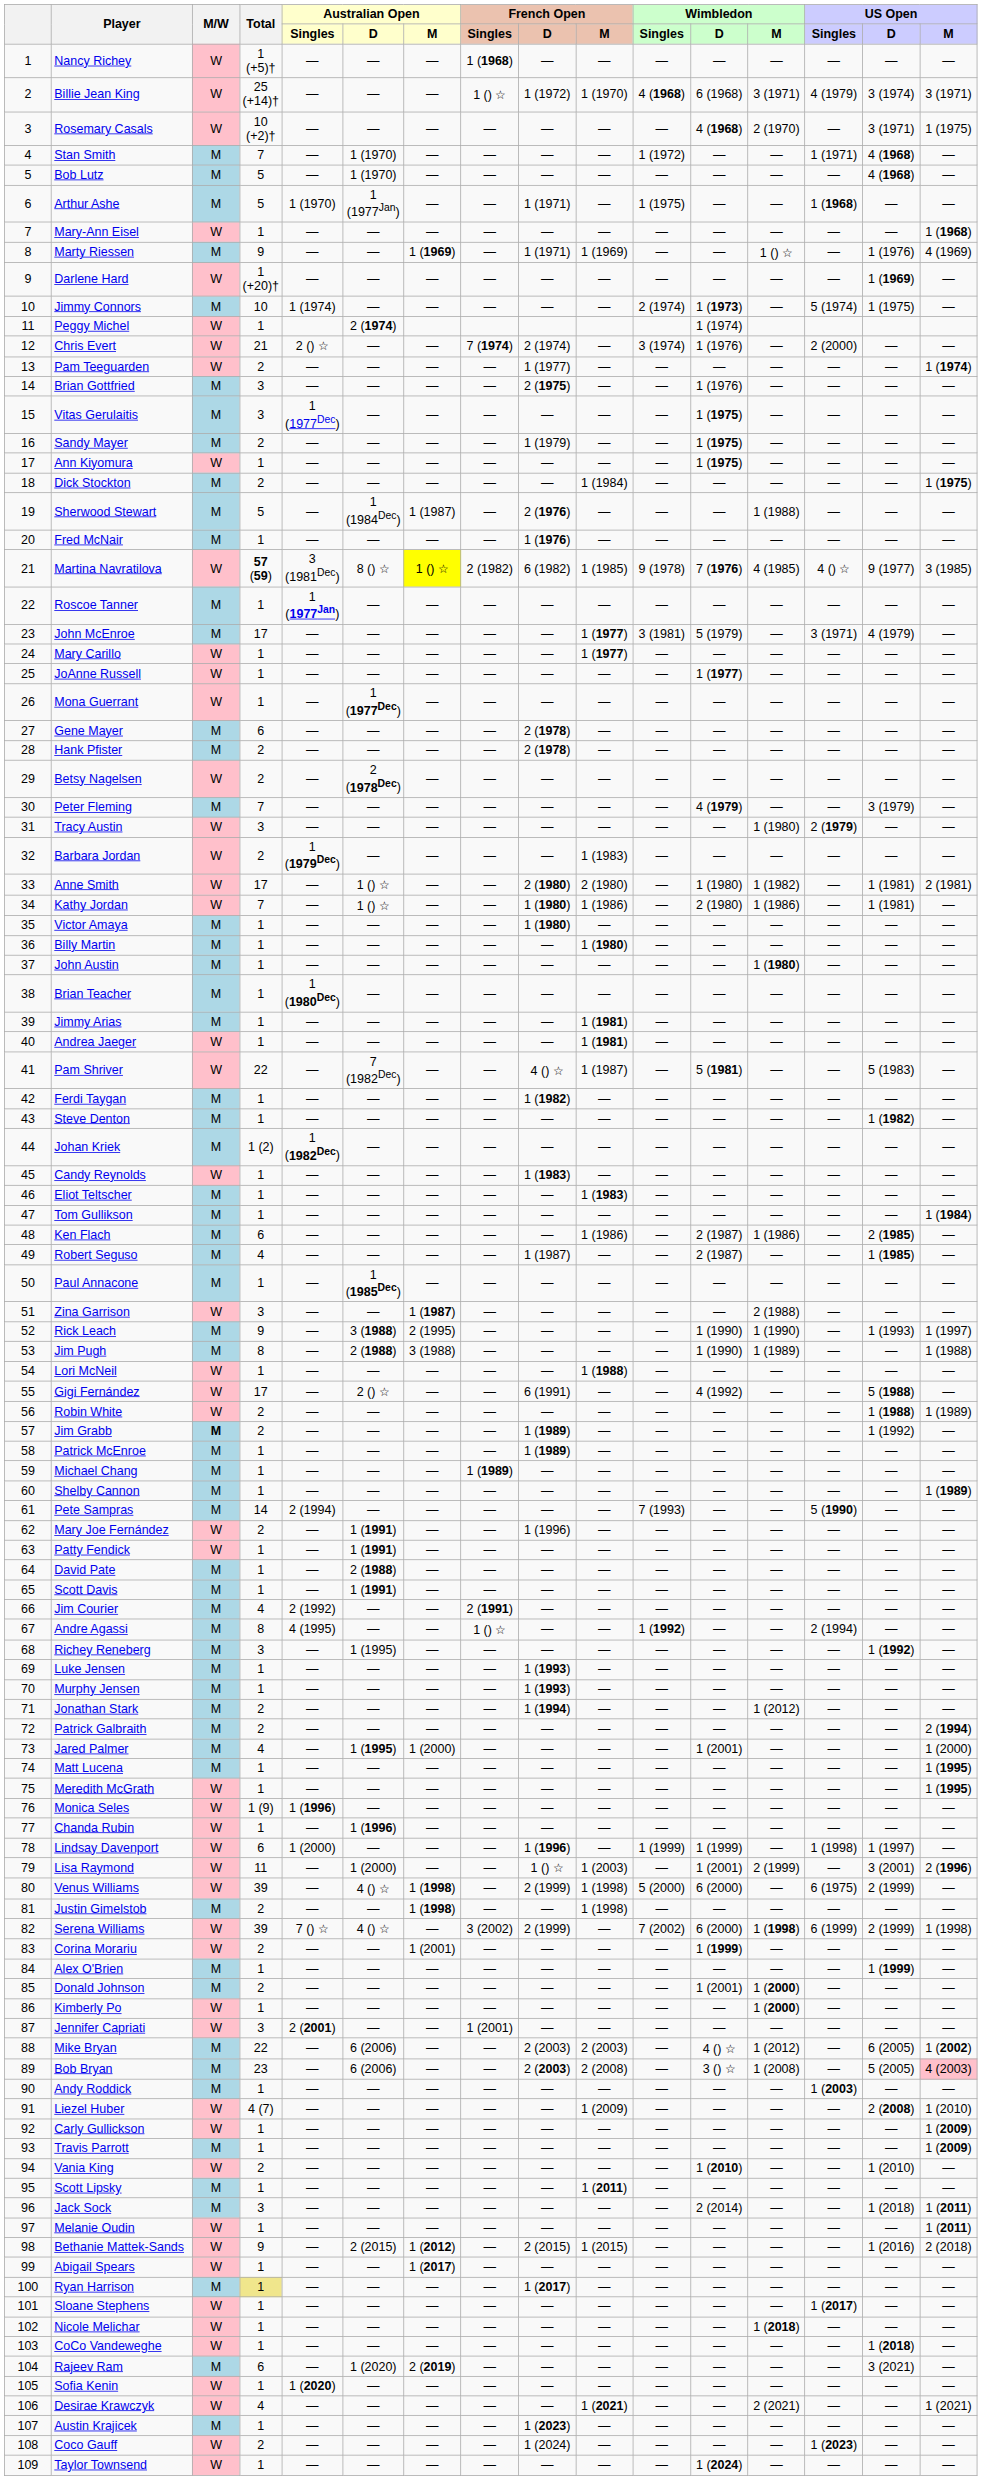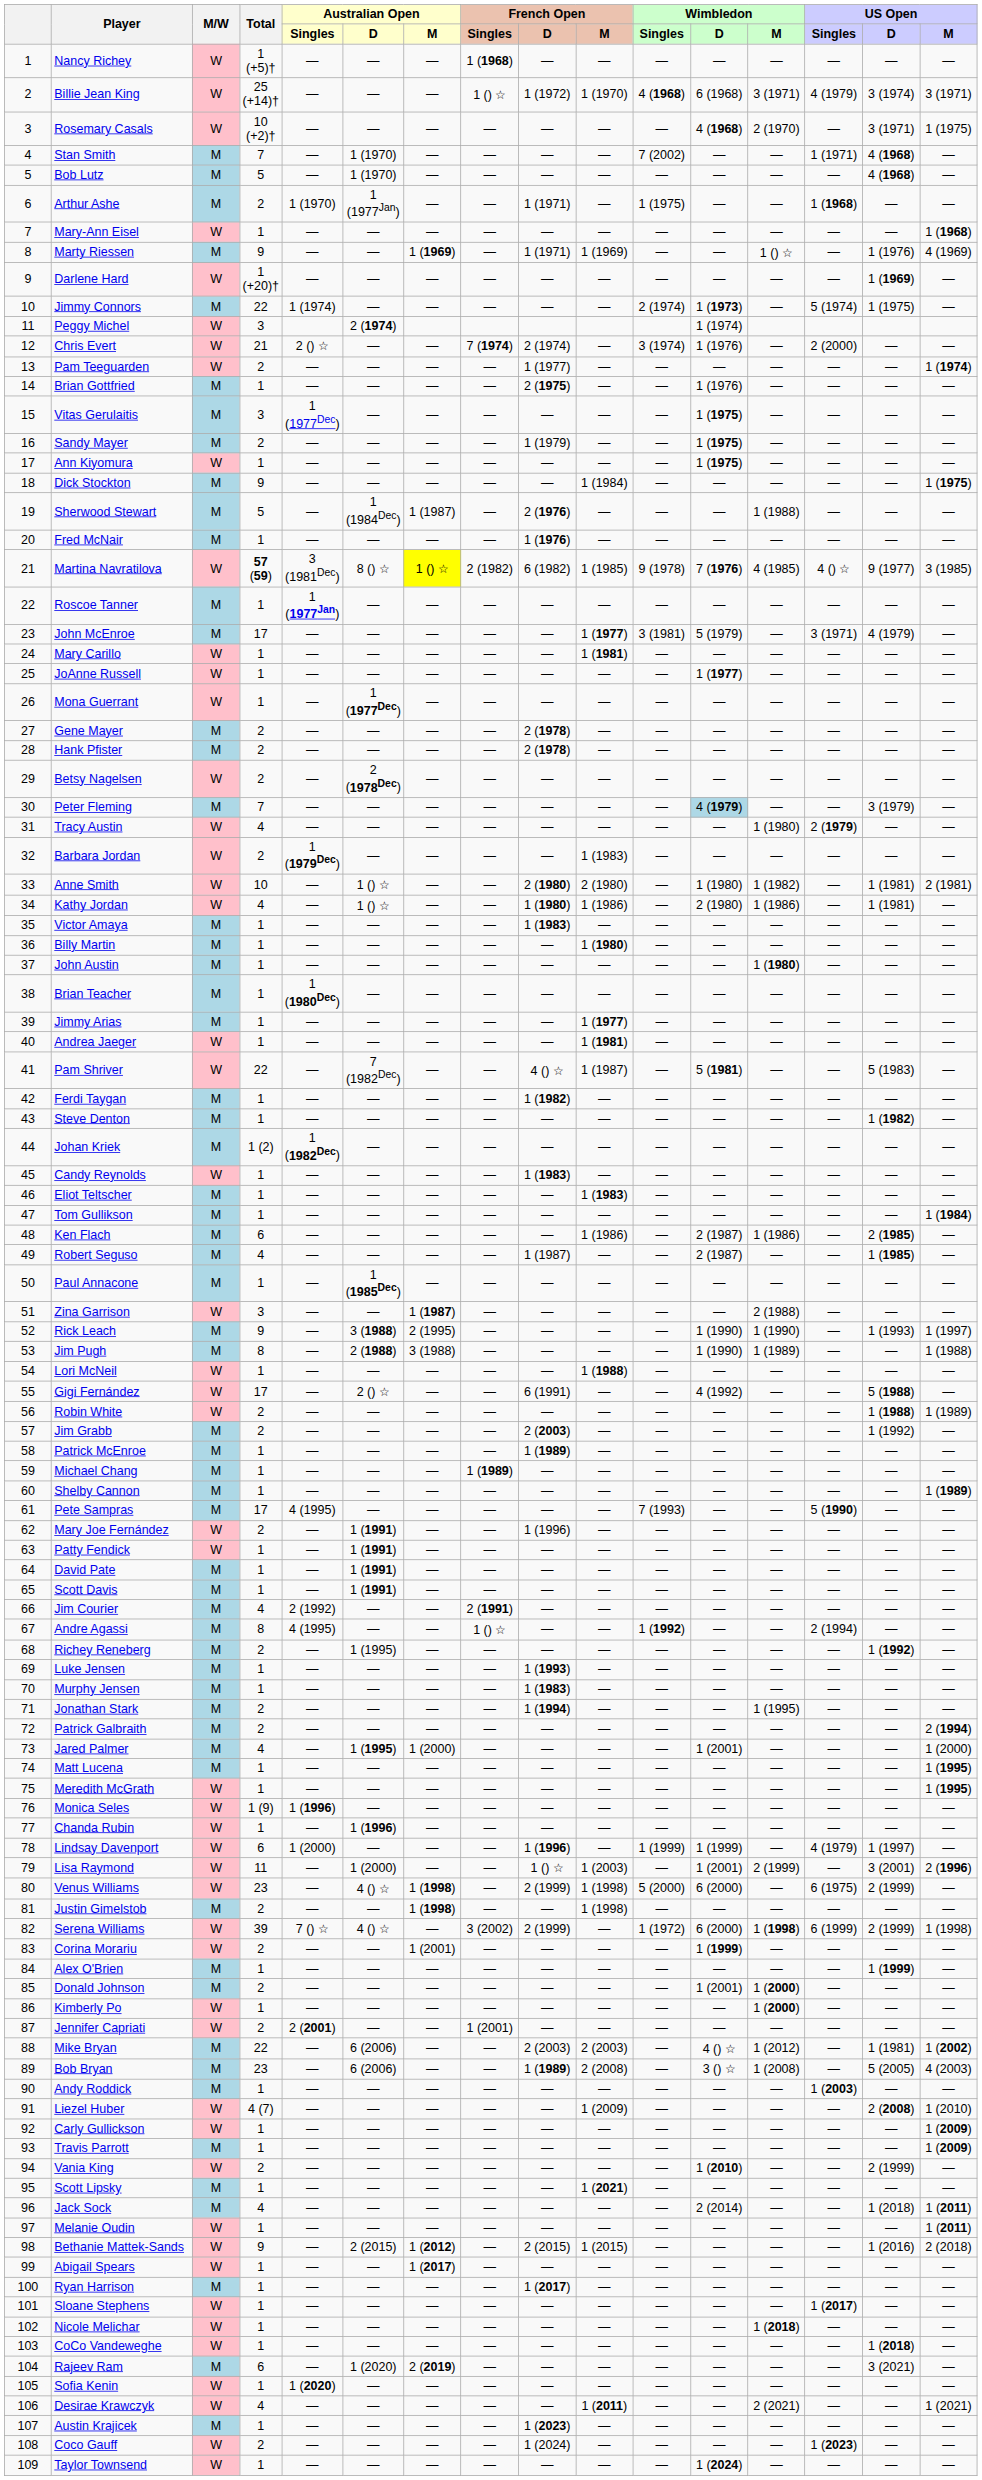(662, 155) 1 (1972) -> (662, 155) 7 (2002)
(261, 203) 5 -> (261, 203) 2
(261, 306) 10 -> (261, 306) 22
(261, 326) 1 -> (261, 326) 3
(261, 386) 3 -> (261, 386) 1
(261, 483) 2 -> (261, 483) 9
(604, 654) 1 (1977) -> (604, 654) 1 (1981)
(261, 730) 6 -> (261, 730) 2
(719, 807) no background -> (719, 807) lightblue background
(261, 827) 3 -> (261, 827) 4
(261, 884) 17 -> (261, 884) 10
(261, 905) 7 -> (261, 905) 4
(547, 925) 1 (1980) -> (547, 925) 1 (1983)
(604, 1022) 1 (1981) -> (604, 1022) 1 (1977)
(216, 1431) bold -> (216, 1431) normal
(547, 1431) 1 (1989) -> (547, 1431) 2 (2003)
(261, 1510) 14 -> (261, 1510) 17
(312, 1510) 2 (1994) -> (312, 1510) 4 (1995)
(373, 1569) 2 (1988) -> (373, 1569) 1 (1991)
(261, 1649) 3 -> (261, 1649) 2
(547, 1689) 1 (1993) -> (547, 1689) 1 (1983)
(776, 1709) 1 (2012) -> (776, 1709) 1 (1995)
(834, 1847) 1 (1998) -> (834, 1847) 4 (1979)
(261, 1888) 39 -> (261, 1888) 23
(662, 1928) 7 (2002) -> (662, 1928) 1 (1972)
(261, 2028) 3 -> (261, 2028) 2
(891, 2048) 6 (2005) -> (891, 2048) 1 (1981)
(547, 2069) 2 (2003) -> (547, 2069) 1 (1989)
(948, 2069) pink background -> (948, 2069) no background
(891, 2168) 1 (2010) -> (891, 2168) 2 (1999)
(604, 2188) 1 (2011) -> (604, 2188) 1 (2021)
(261, 2207) 3 -> (261, 2207) 4
(261, 2287) khaki background -> (261, 2287) no background
(604, 2405) 1 (2021) -> (604, 2405) 1 (2011)
